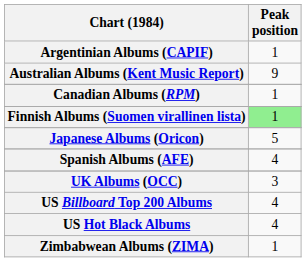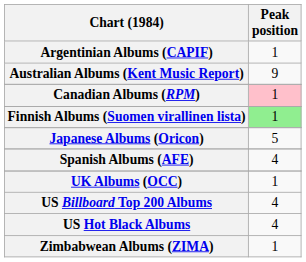(275, 95) no background -> (275, 95) pink background
(275, 181) 3 -> (275, 181) 1
